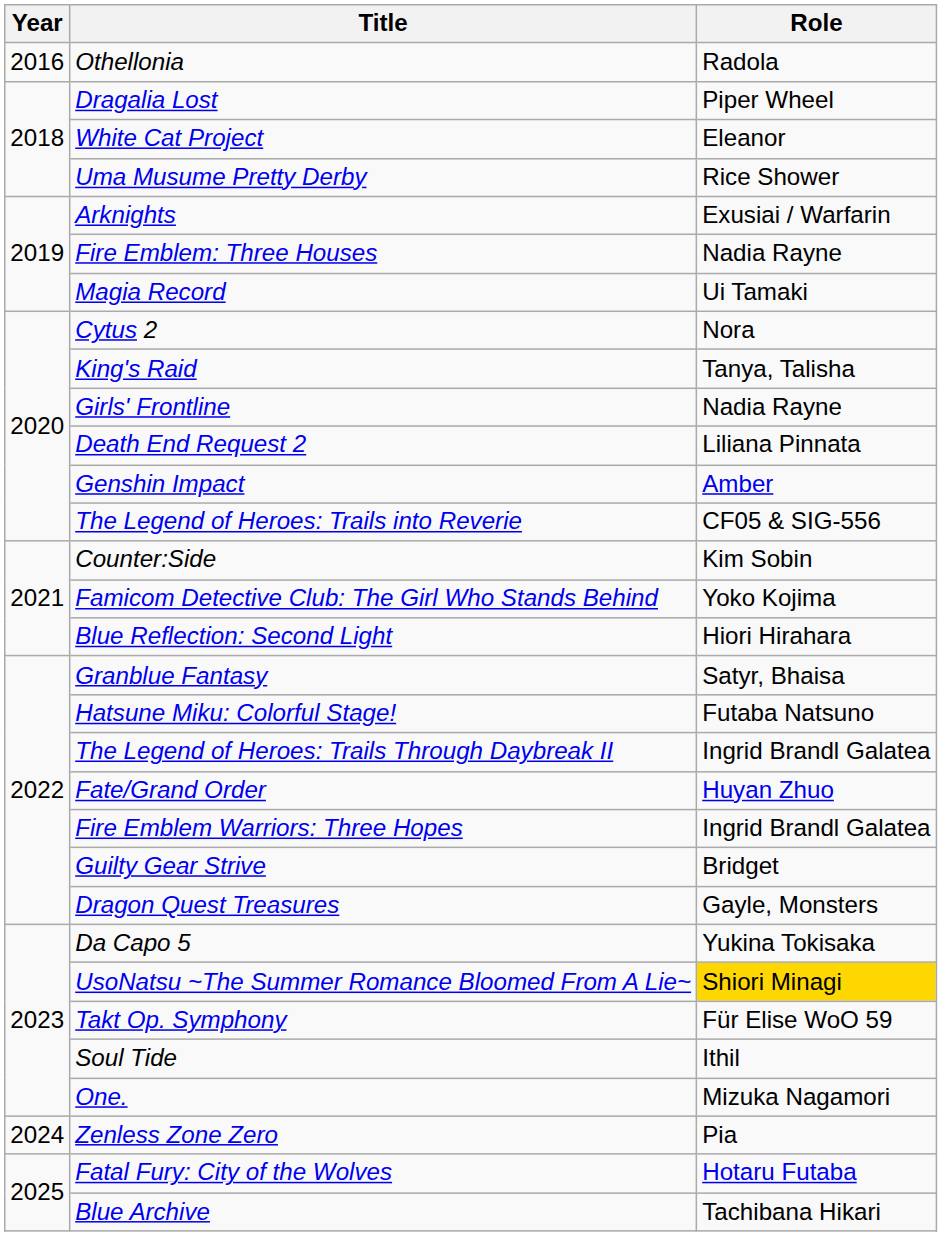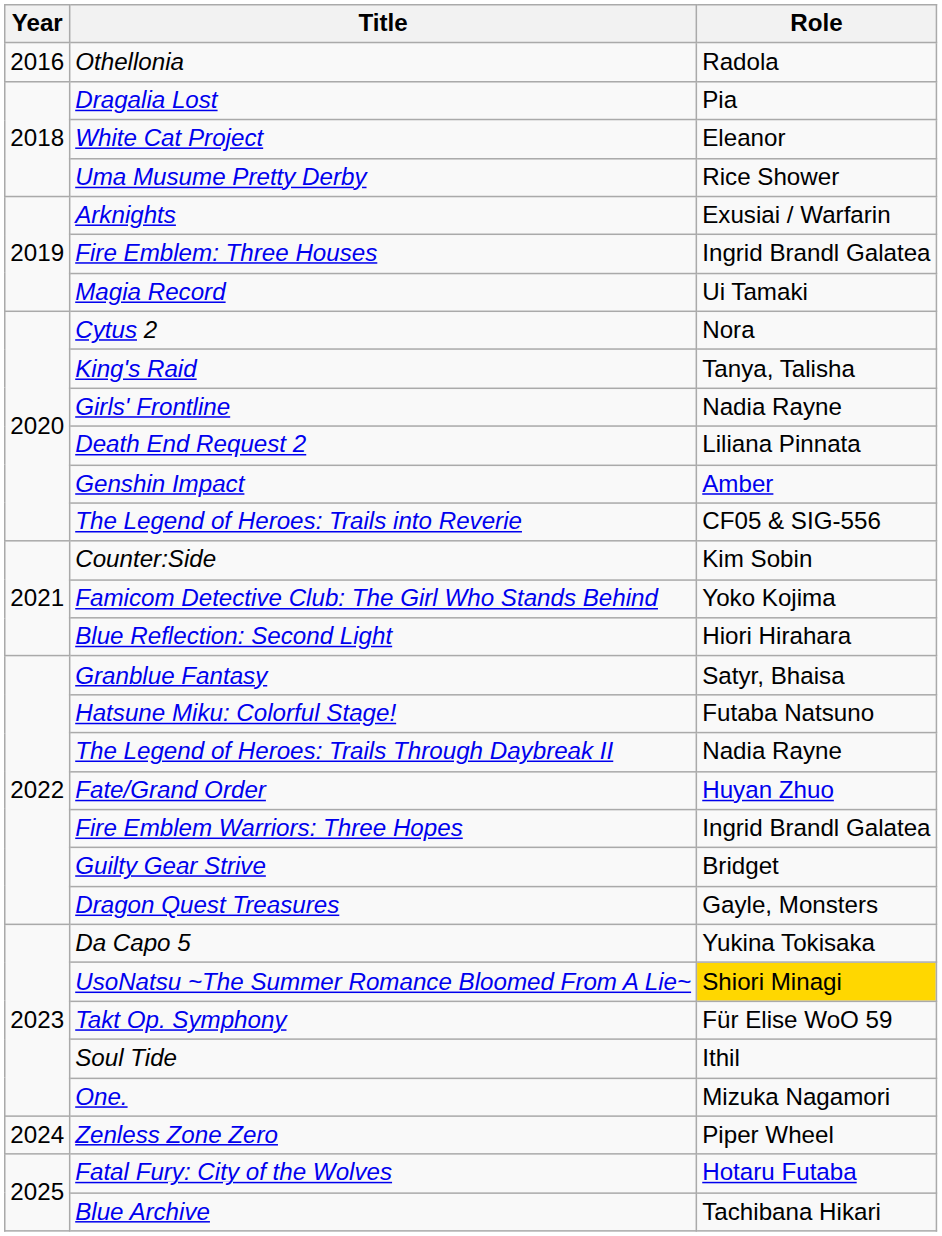(768, 100) Piper Wheel -> (720, 100) Pia
(772, 253) Nadia Rayne -> (816, 253) Ingrid Brandl Galatea
(816, 751) Ingrid Brandl Galatea -> (772, 751) Nadia Rayne
(720, 1134) Pia -> (768, 1134) Piper Wheel
